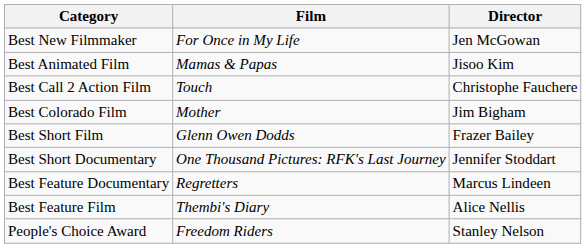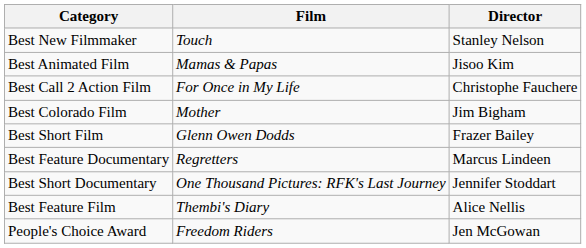(238, 40) For Once in My Life -> (194, 40) Touch
(496, 40) Jen McGowan -> (498, 40) Stanley Nelson
(194, 87) Touch -> (238, 87) For Once in My Life
rows swapped: (82, 159) <-> (89, 183)
(498, 231) Stanley Nelson -> (496, 231) Jen McGowan
